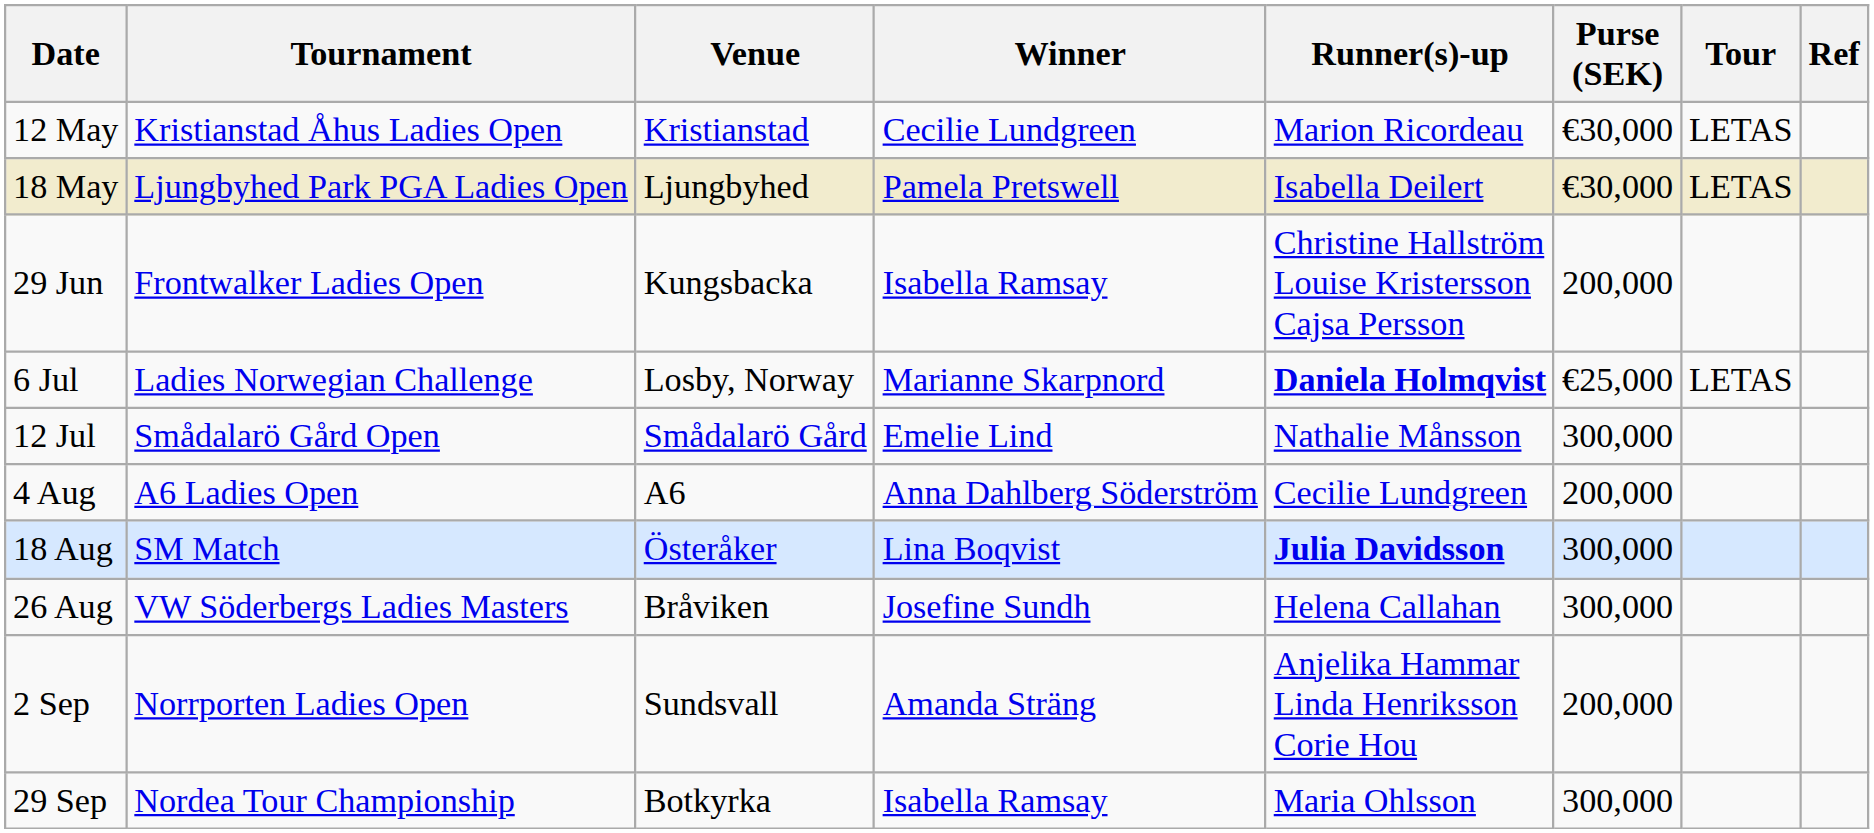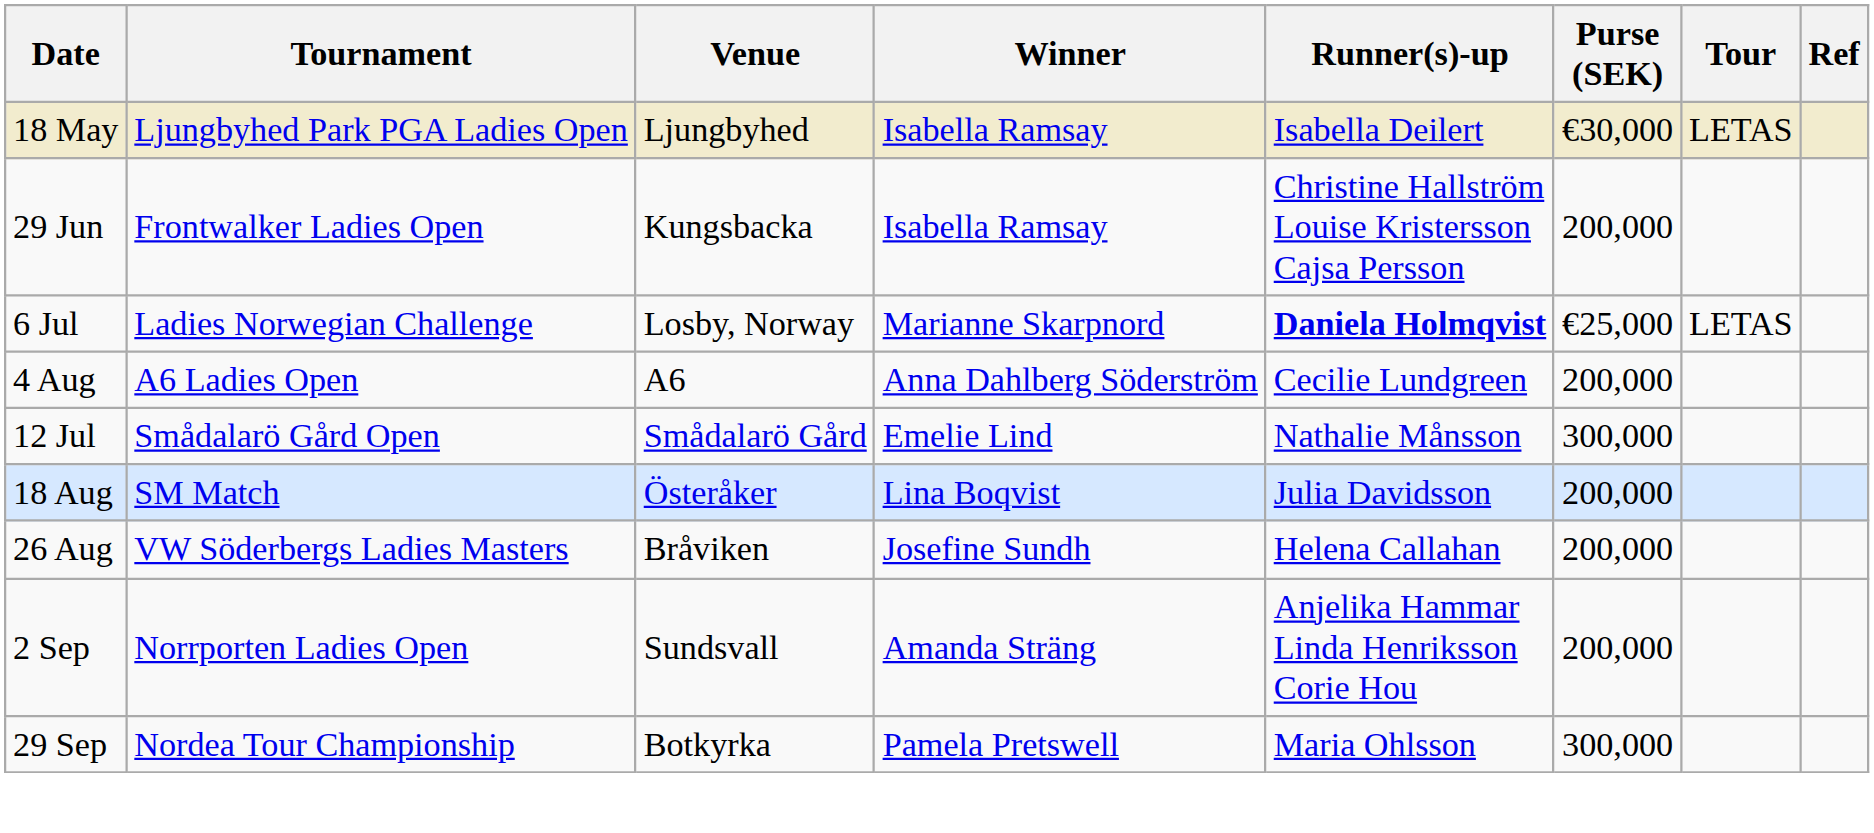- row: (66, 129)
(1001, 186) Pamela Pretswell -> (995, 129) Isabella Ramsay
rows swapped: (54, 436) <-> (54, 492)
(1389, 549) bold -> (1382, 492) normal
(1618, 549) 300,000 -> (1618, 492) 200,000
(1618, 605) 300,000 -> (1618, 549) 200,000
(995, 799) Isabella Ramsay -> (1001, 742) Pamela Pretswell
